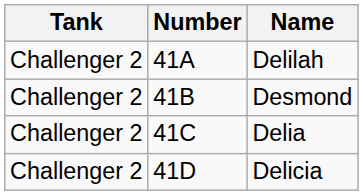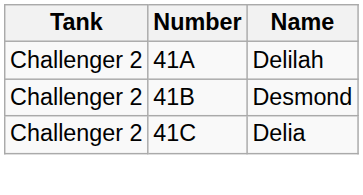- row: (287, 171)
